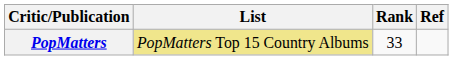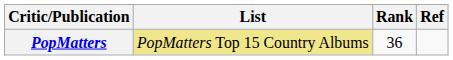(394, 42) 33 -> (394, 42) 36
